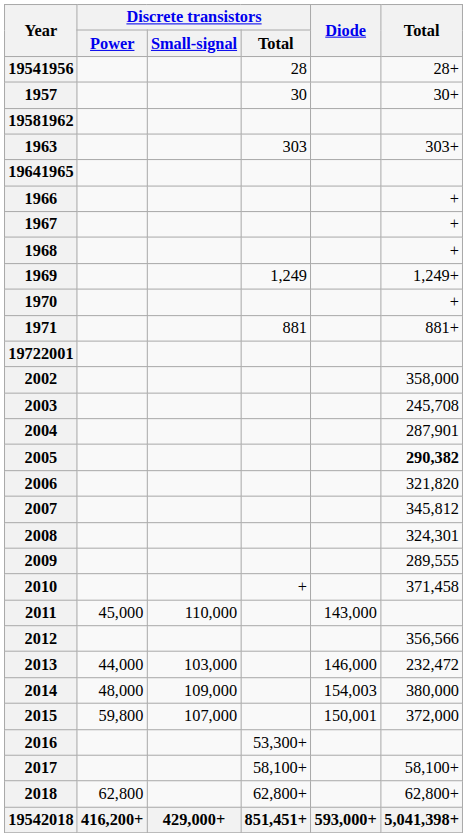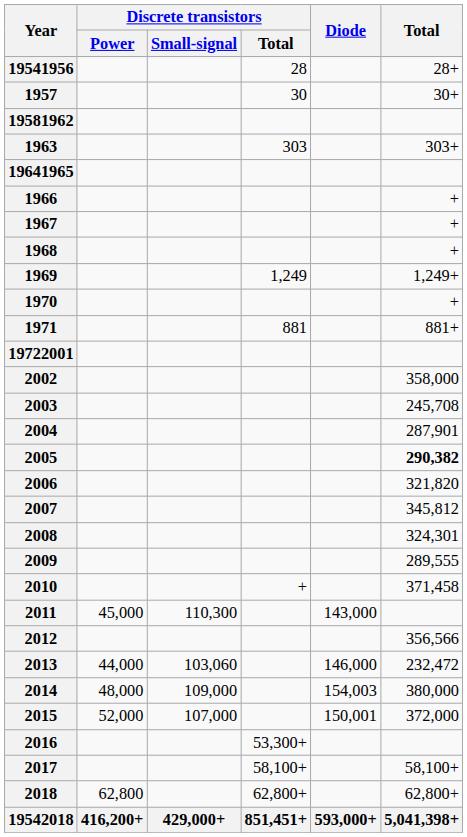(211, 612) 110,000 -> (211, 612) 110,300
(211, 664) 103,000 -> (211, 664) 103,060
(121, 716) 59,800 -> (121, 716) 52,000
